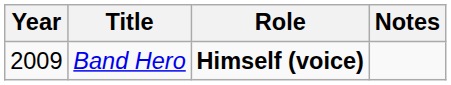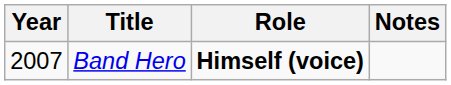(36, 60) 2009 -> (36, 60) 2007
